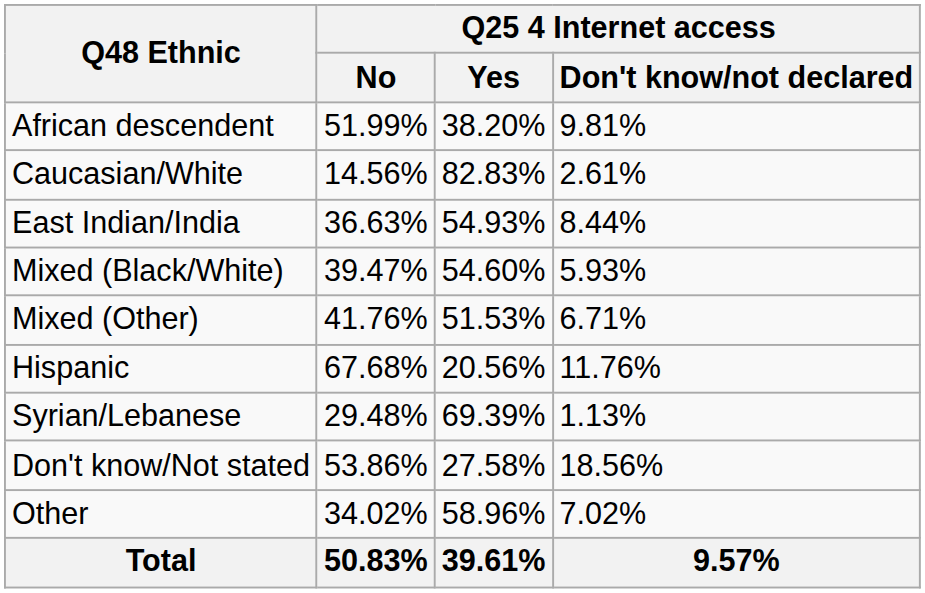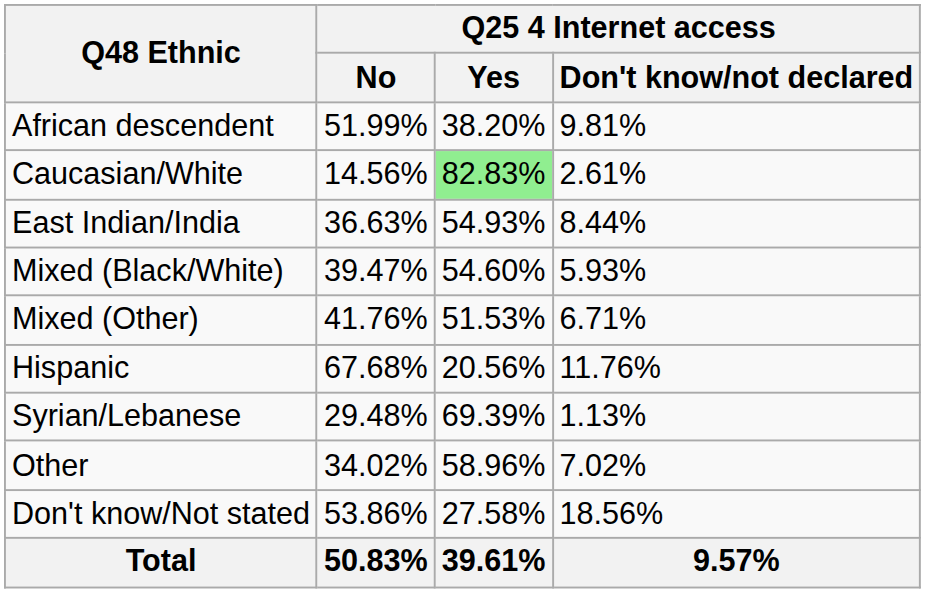(494, 174) no background -> (494, 174) lightgreen background
rows swapped: (50, 513) <-> (161, 464)
